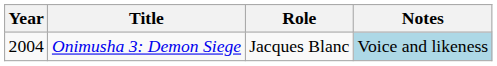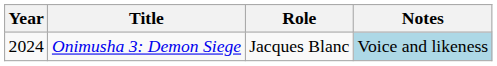(26, 46) 2004 -> (26, 46) 2024
